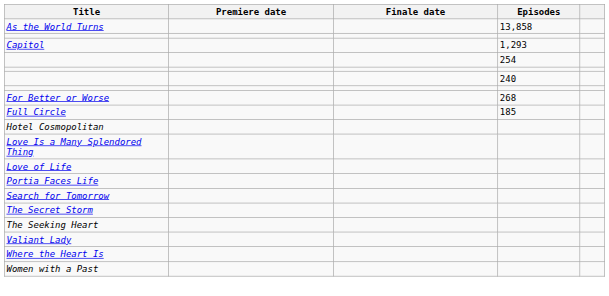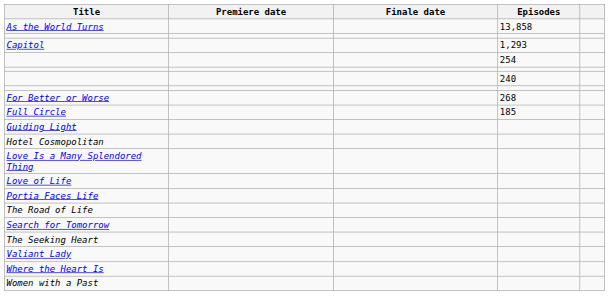+ row: (42, 127)
+ row: (50, 210)
- row: (50, 210)
